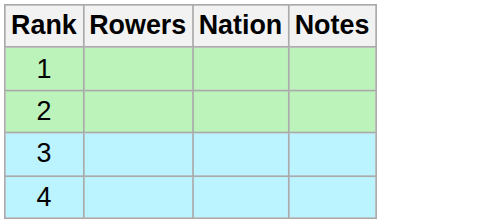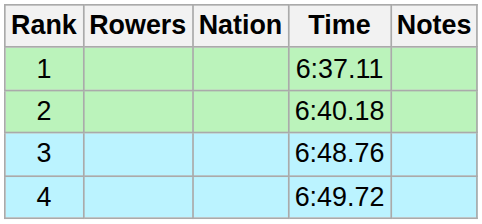+ column: (340, 25)
